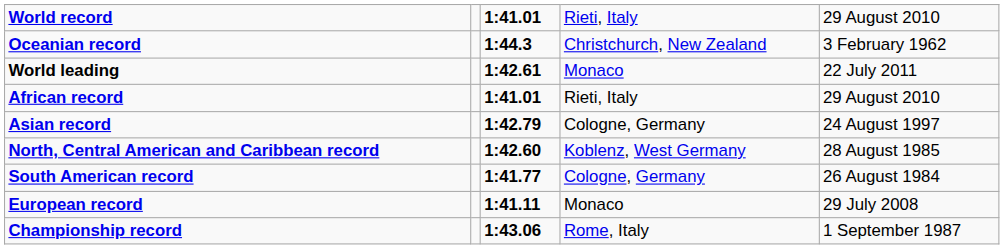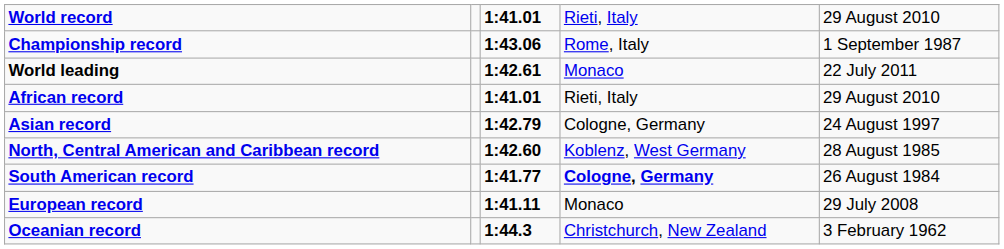rows swapped: (95, 230) <-> (75, 44)
(634, 177) normal -> (639, 177) bold
